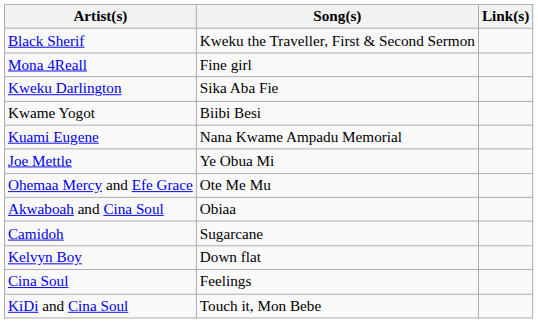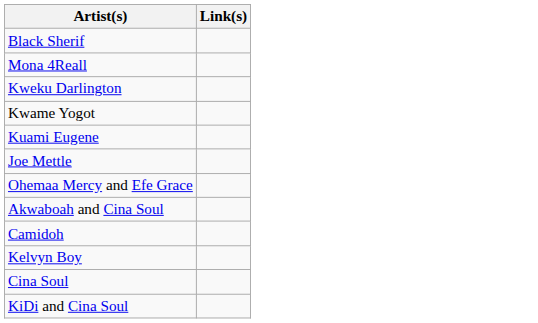- column: (337, 16)
